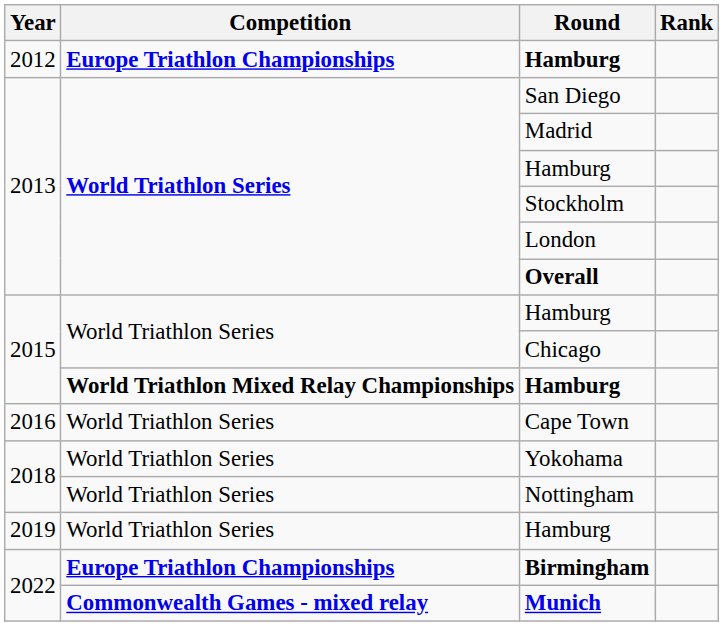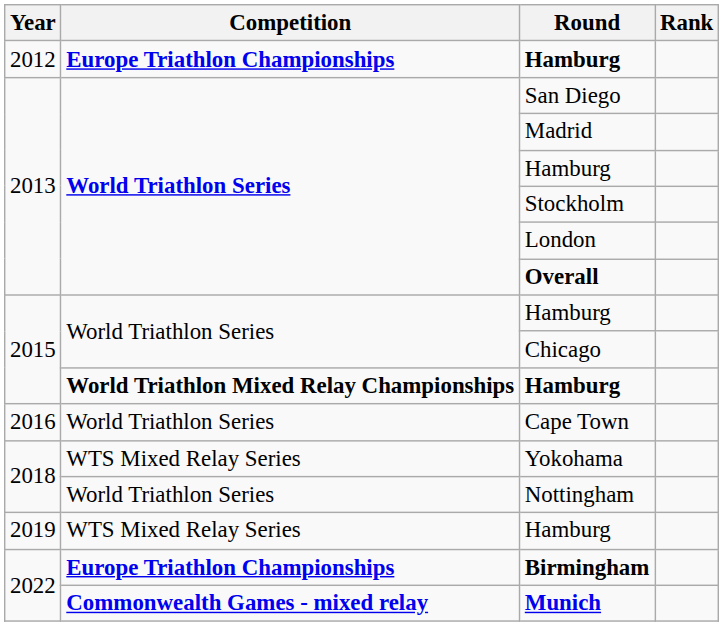(170, 458) World Triathlon Series -> (184, 458) WTS Mixed Relay Series
(170, 530) World Triathlon Series -> (184, 530) WTS Mixed Relay Series
